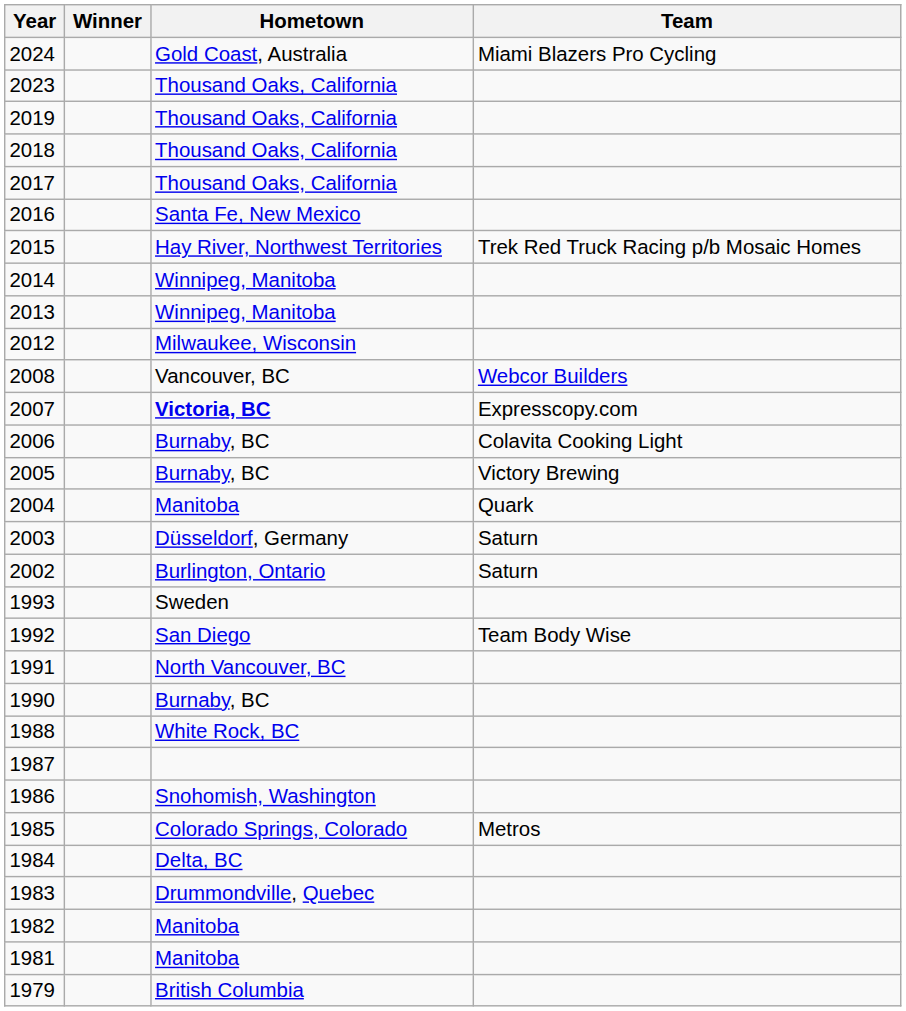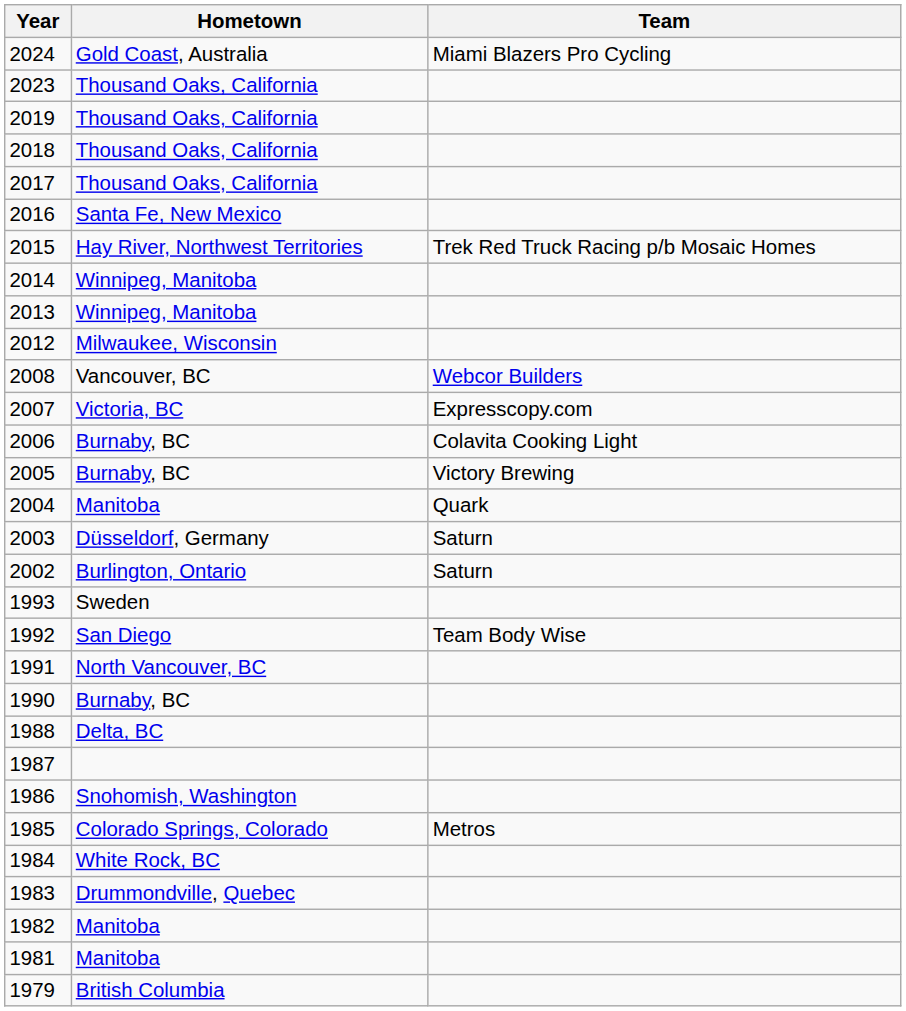- column: (107, 21)
(213, 409) bold -> (130, 409) normal
(227, 732) White Rock, BC -> (119, 732) Delta, BC
(199, 861) Delta, BC -> (148, 861) White Rock, BC
